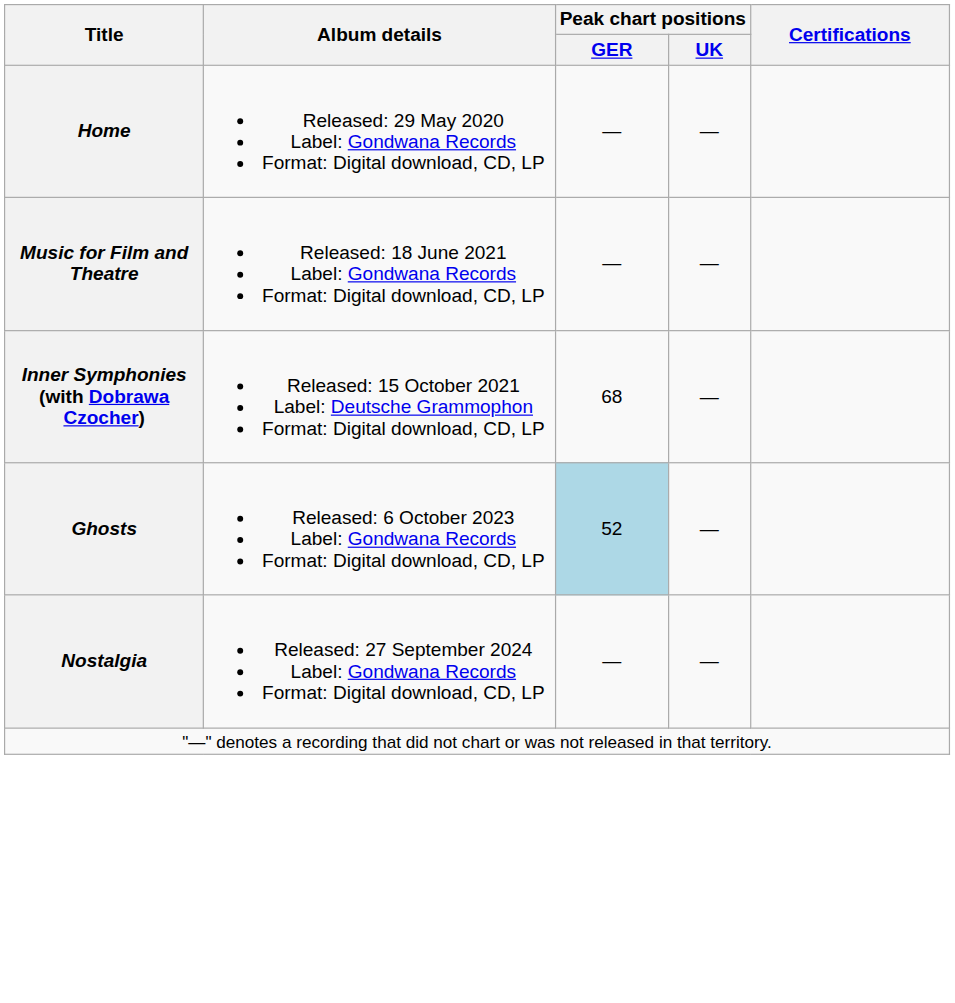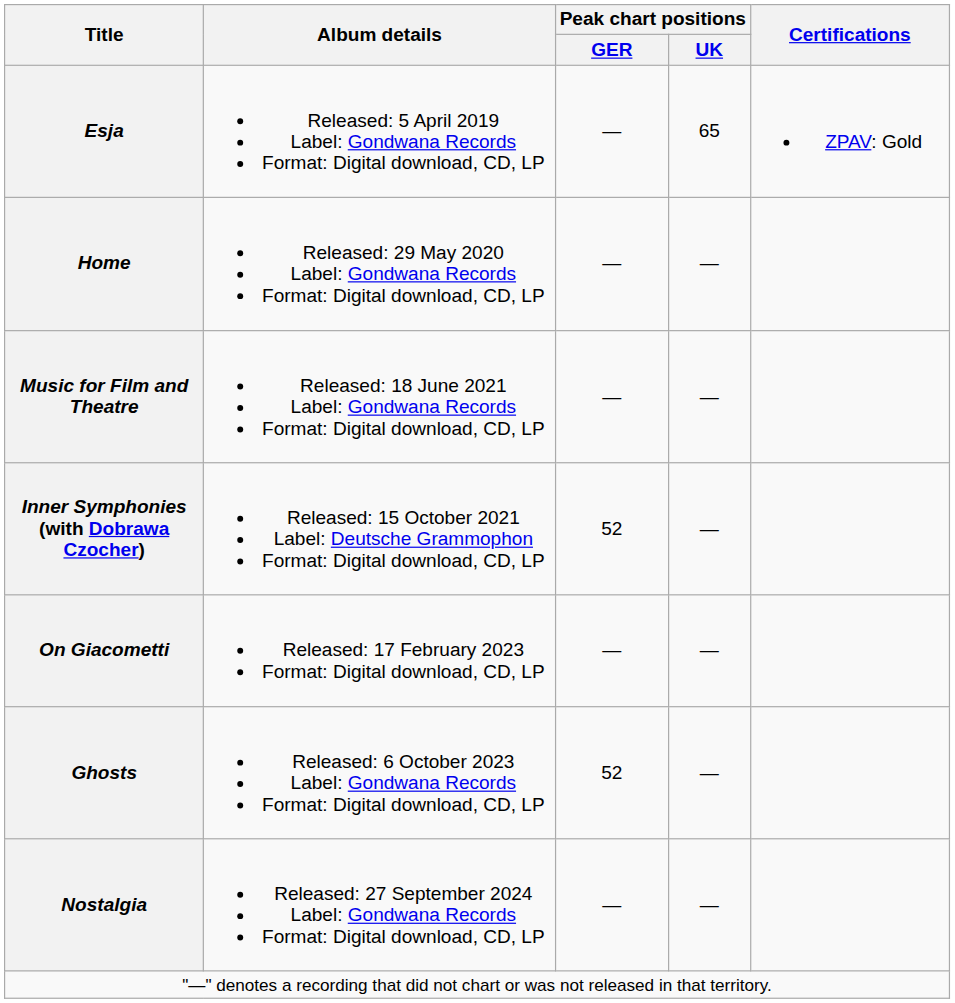+ row: (104, 131)
(612, 396) 68 -> (612, 528) 52
+ row: (104, 650)
(612, 528) lightblue background -> (612, 772) no background
